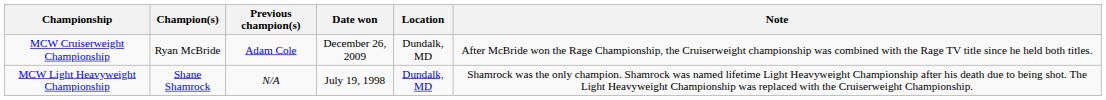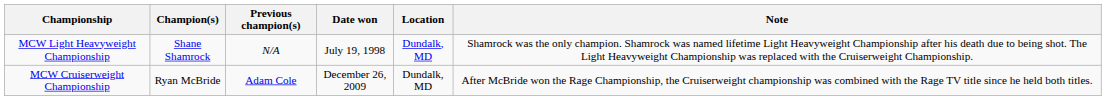rows swapped: (77, 80) <-> (77, 50)
